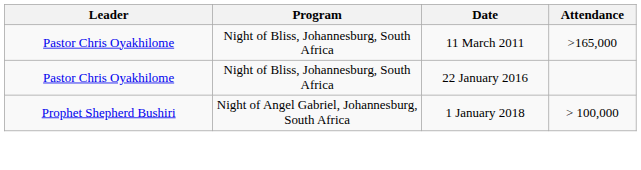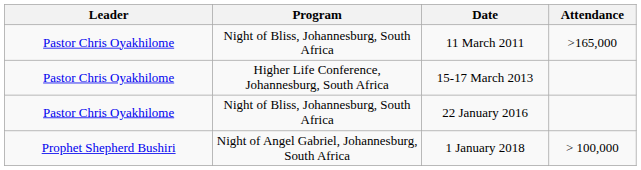+ row: (485, 77)
